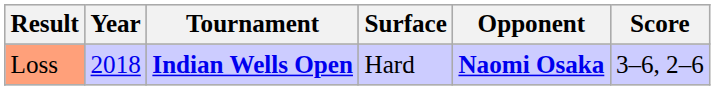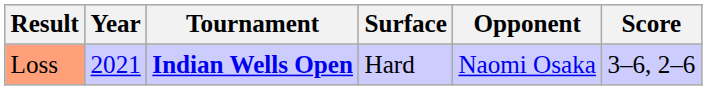(116, 64) 2018 -> (116, 64) 2021
(531, 64) bold -> (527, 64) normal
